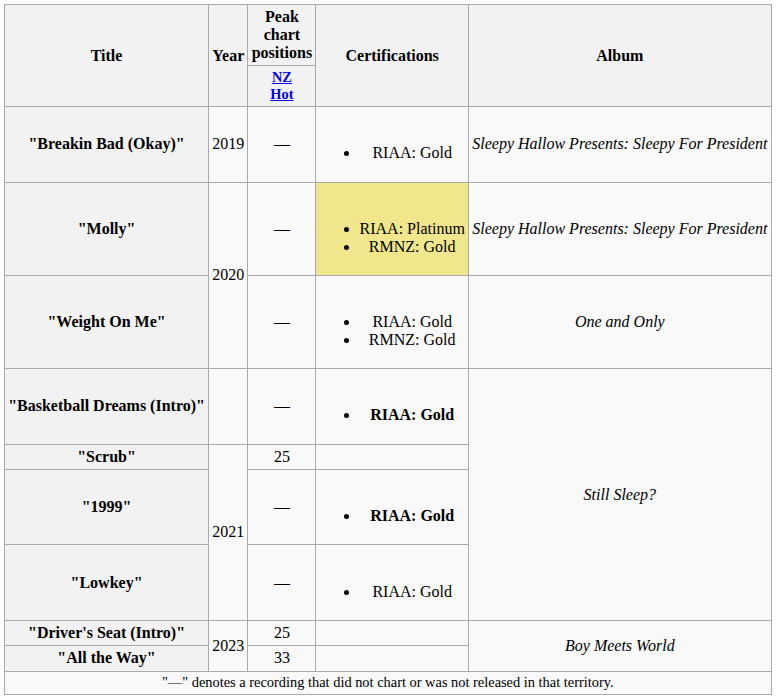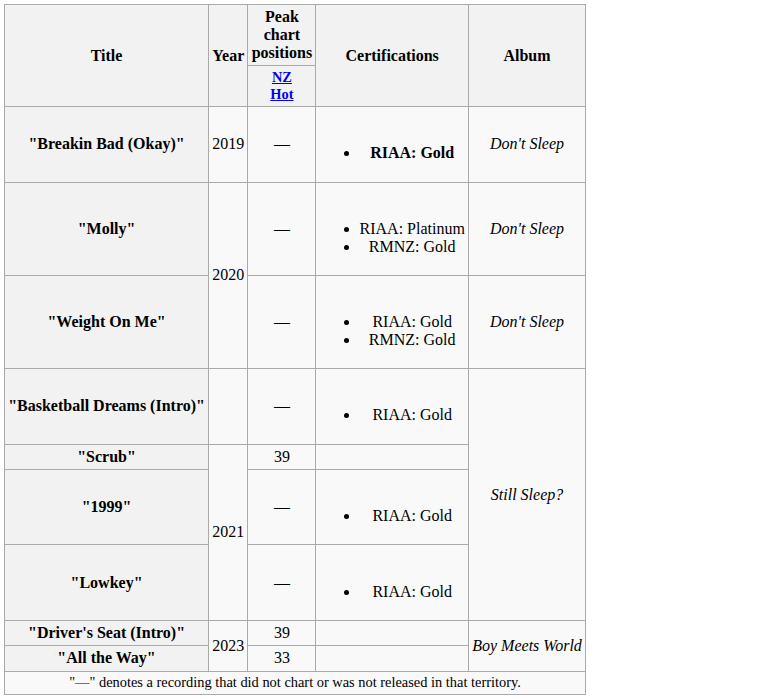(392, 153) normal -> (392, 153) bold
(620, 144) Sleepy Hallow Presents: Sleepy For President -> (527, 144) Don't Sleep
(392, 238) khaki background -> (392, 238) no background
(620, 228) Sleepy Hallow Presents: Sleepy For President -> (527, 228) Don't Sleep
(620, 322) One and Only -> (527, 322) Don't Sleep
(392, 415) bold -> (392, 415) normal
(282, 456) 25 -> (282, 456) 39
(392, 516) bold -> (392, 516) normal
(282, 632) 25 -> (282, 632) 39
